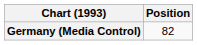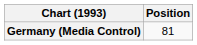(168, 31) 82 -> (168, 31) 81
